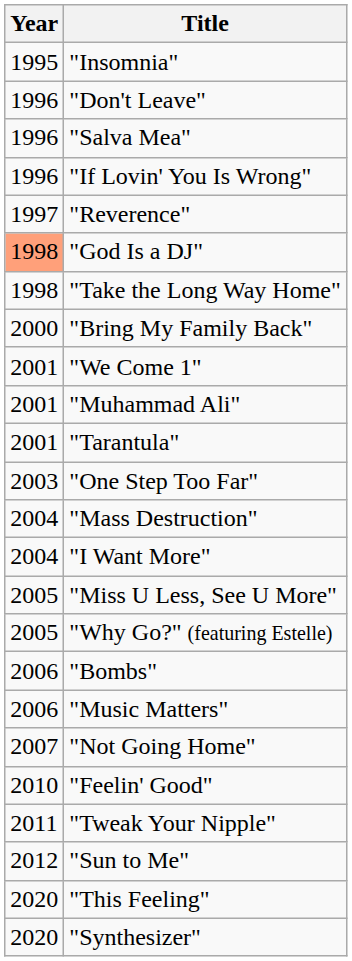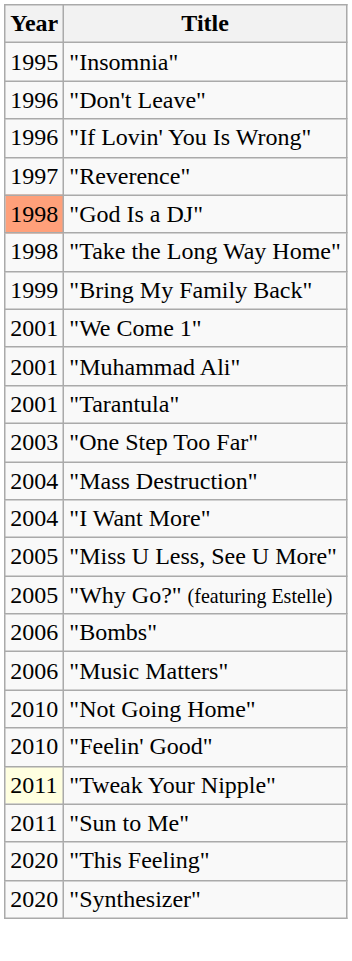- row: (130, 137)
(34, 328) 2000 -> (34, 289) 1999
(34, 746) 2007 -> (34, 708) 2010
(34, 822) no background -> (34, 784) lightyellow background
(34, 860) 2012 -> (34, 822) 2011
